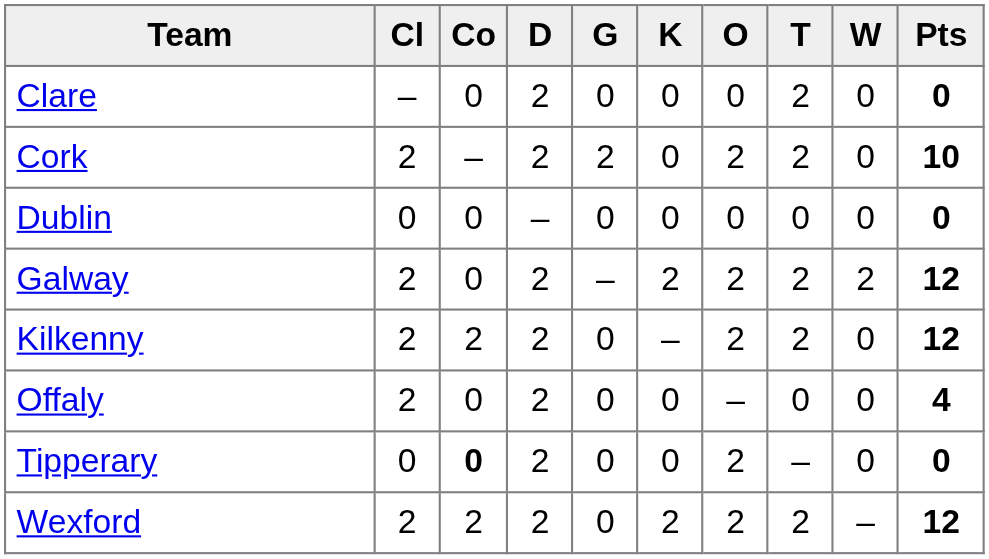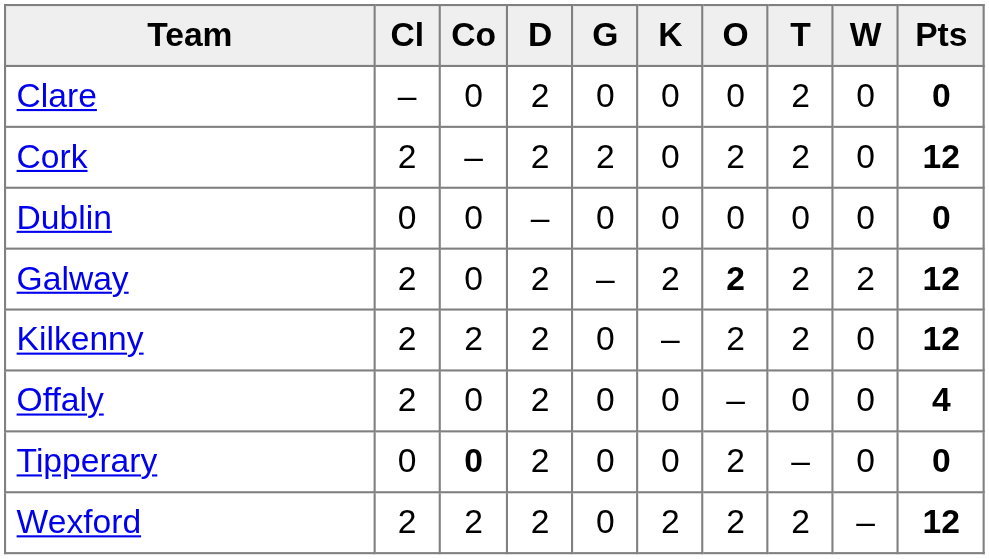(941, 156) 10 -> (941, 156) 12
(735, 278) normal -> (735, 278) bold
